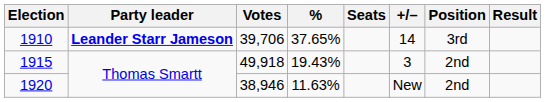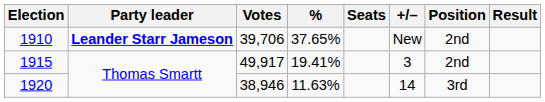(407, 39) 14 -> (407, 39) New
(457, 39) 3rd -> (457, 39) 2nd
(262, 62) 49,918 -> (262, 62) 49,917
(316, 62) 19.43% -> (316, 62) 19.41%
(407, 85) New -> (407, 85) 14
(457, 85) 2nd -> (457, 85) 3rd
